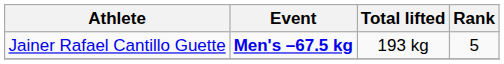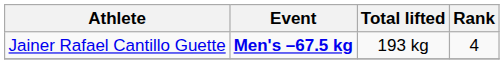(474, 45) 5 -> (474, 45) 4
